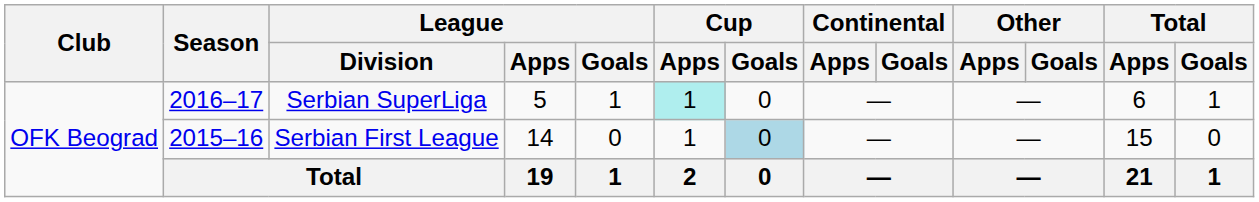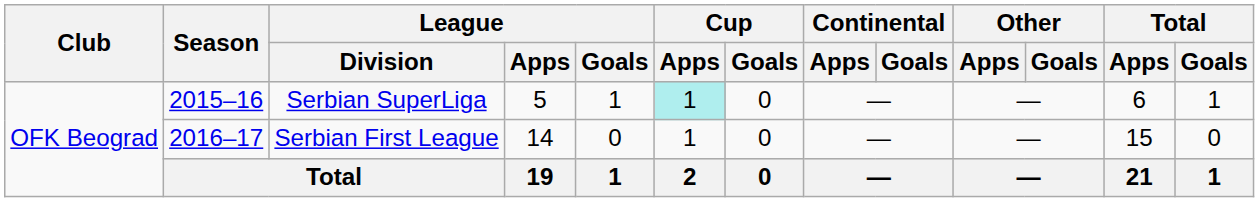(216, 100) 2016–17 -> (216, 100) 2015–16
(216, 138) 2015–16 -> (216, 138) 2016–17
(765, 138) lightblue background -> (765, 138) no background
